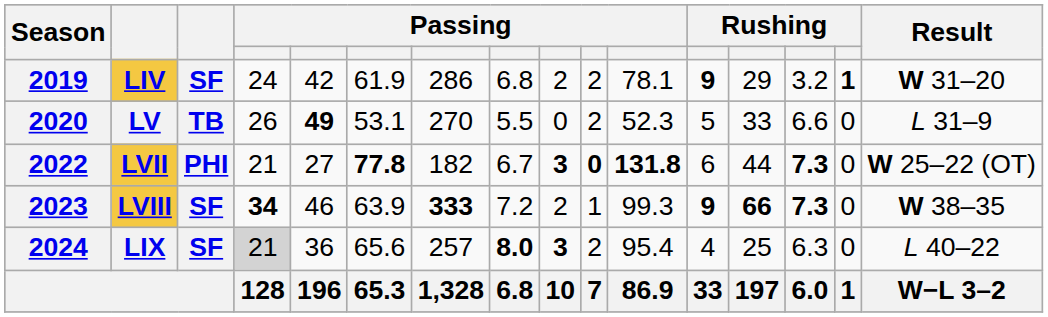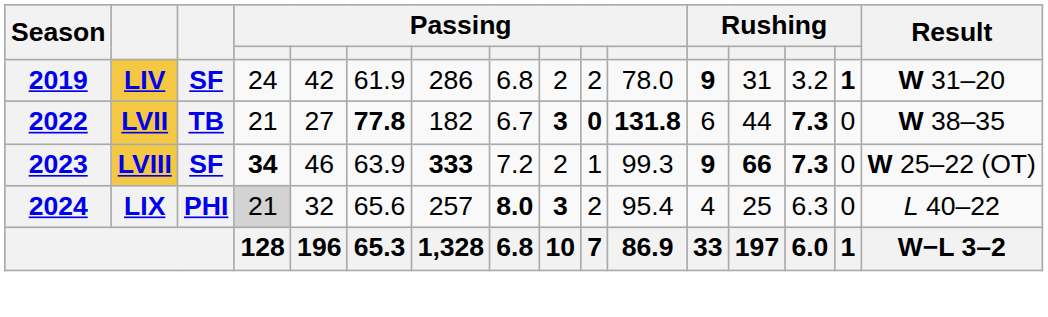(648, 79) 78.1 -> (648, 79) 78.0
(757, 79) 29 -> (757, 79) 31
- row: (145, 122)
(206, 164) PHI -> (206, 122) TB
(952, 164) W 25–22 (OT) -> (952, 122) W 38–35
(952, 206) W 38–35 -> (952, 164) W 25–22 (OT)
(206, 248) SF -> (206, 206) PHI
(319, 248) 36 -> (319, 206) 32
